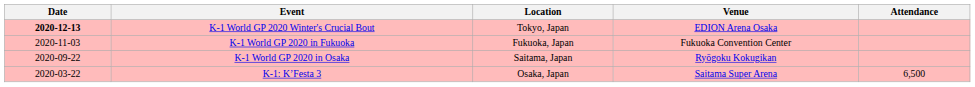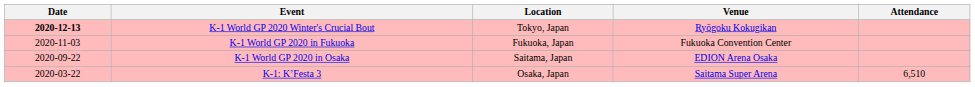(736, 27) EDION Arena Osaka -> (736, 27) Ryōgoku Kokugikan
(736, 58) Ryōgoku Kokugikan -> (736, 58) EDION Arena Osaka
(914, 74) 6,500 -> (914, 74) 6,510
